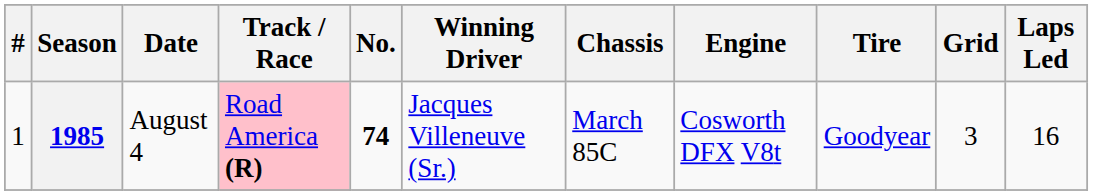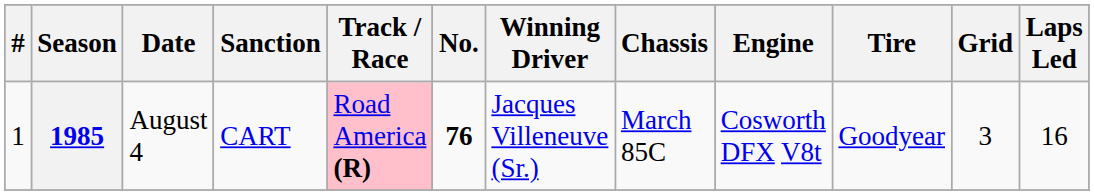+ column: (270, 43)
(376, 135) 74 -> (459, 135) 76
